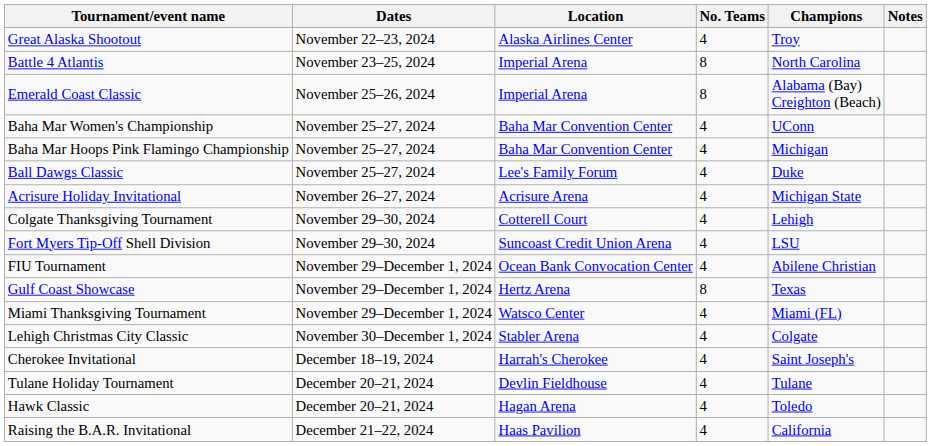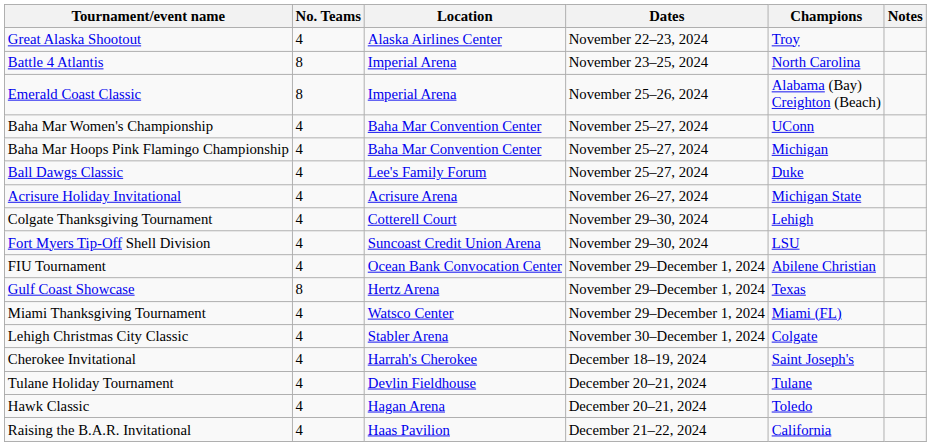columns swapped: (394, 16) <-> (732, 16)
